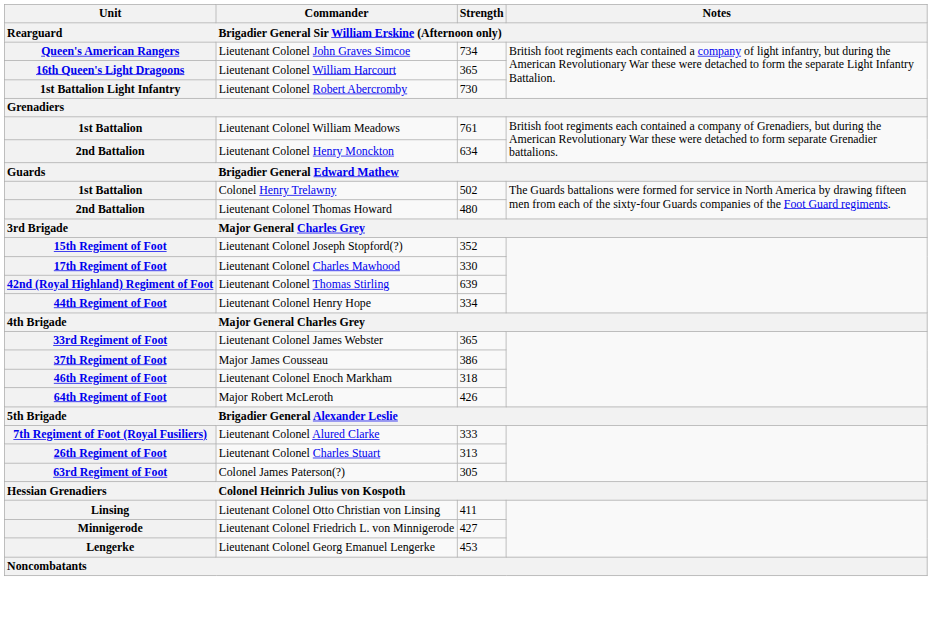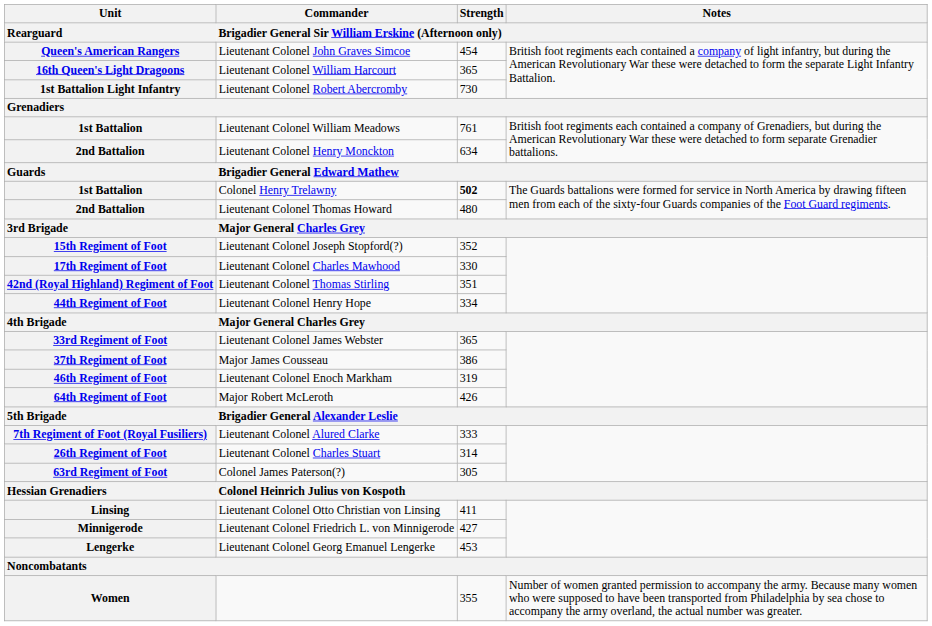(469, 51) 734 -> (469, 51) 454
(469, 190) normal -> (469, 190) bold
(469, 284) 639 -> (469, 284) 351
(469, 378) 318 -> (469, 378) 319
(469, 453) 313 -> (469, 453) 314
+ row: (110, 598)
